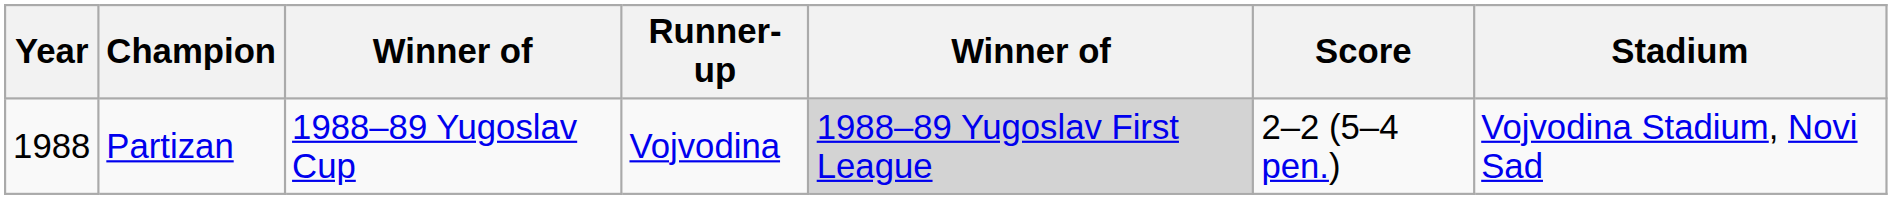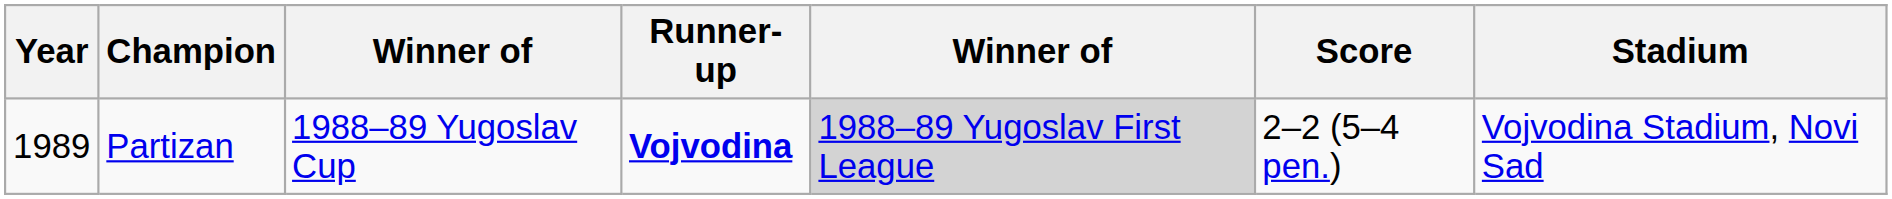(52, 145) 1988 -> (52, 145) 1989
(705, 145) normal -> (711, 145) bold
